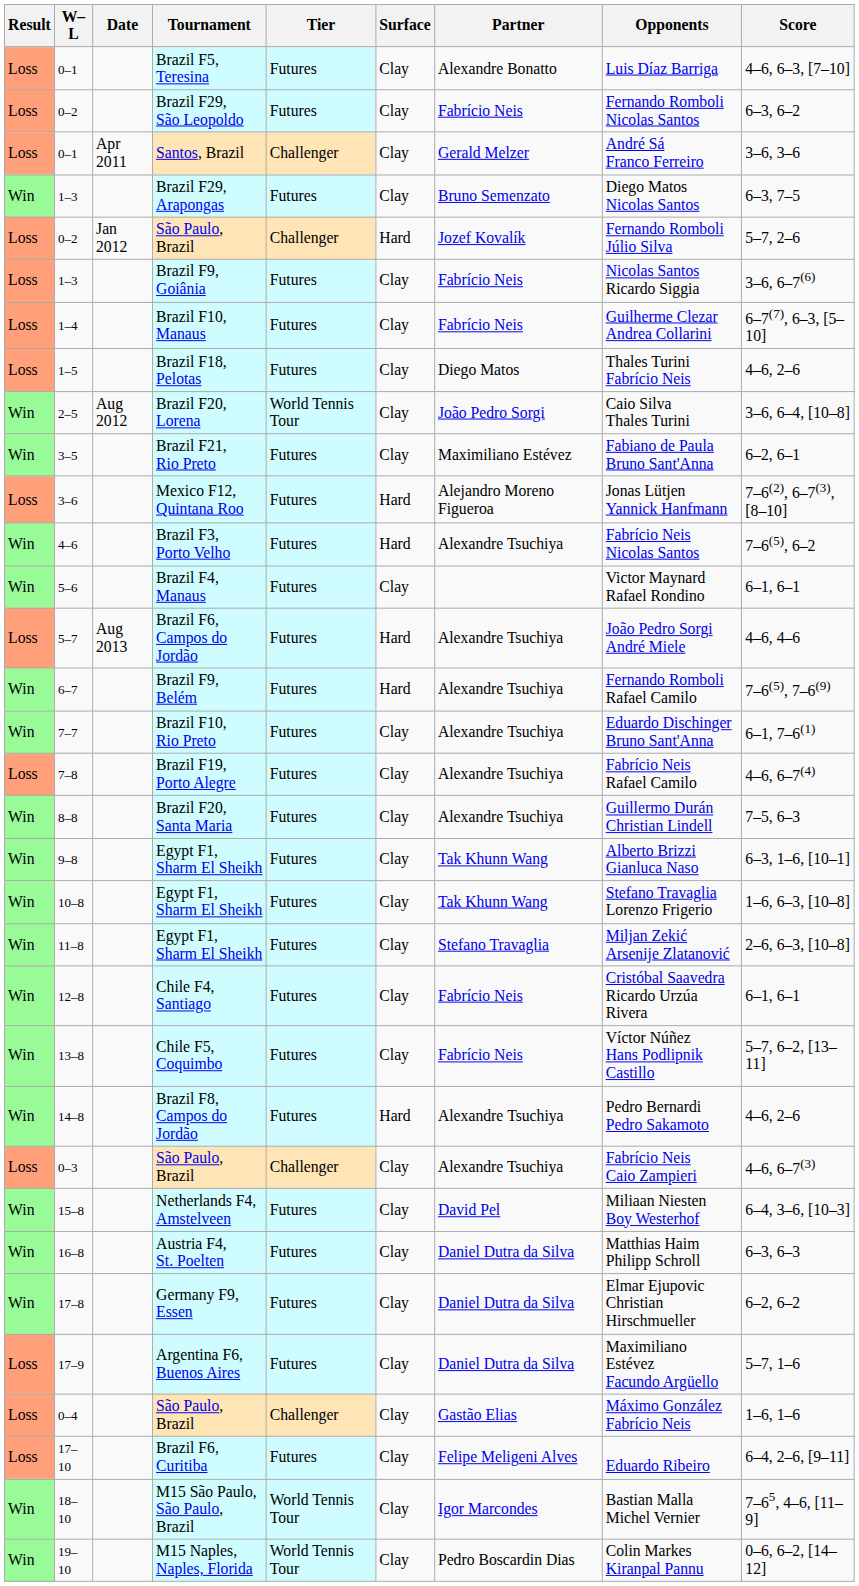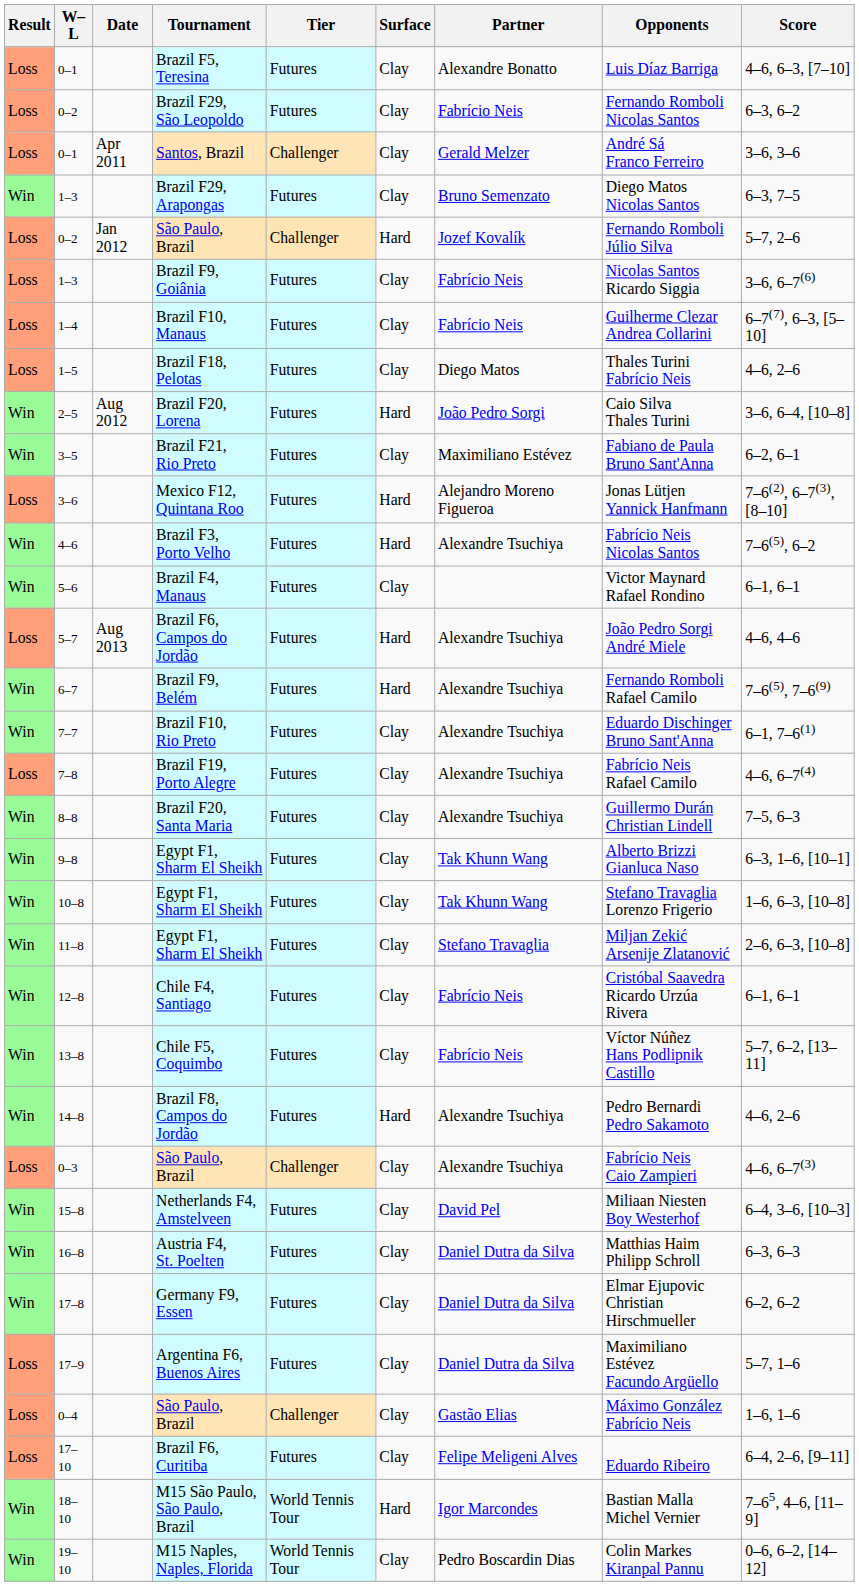(312, 412) World Tennis Tour -> (293, 412) Futures
(394, 412) Clay -> (395, 412) Hard
(394, 1509) Clay -> (395, 1509) Hard
